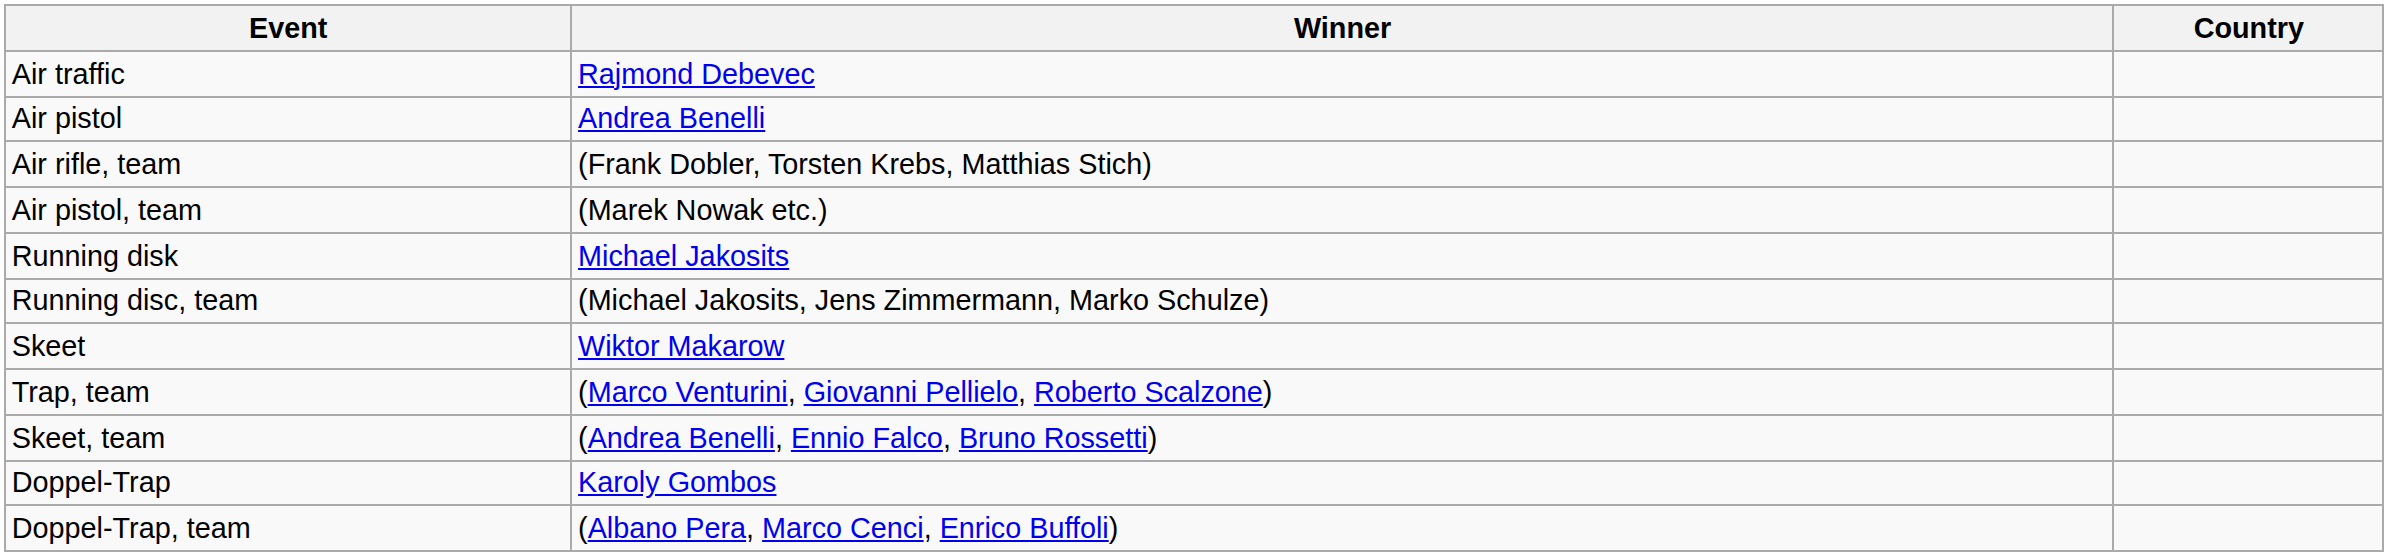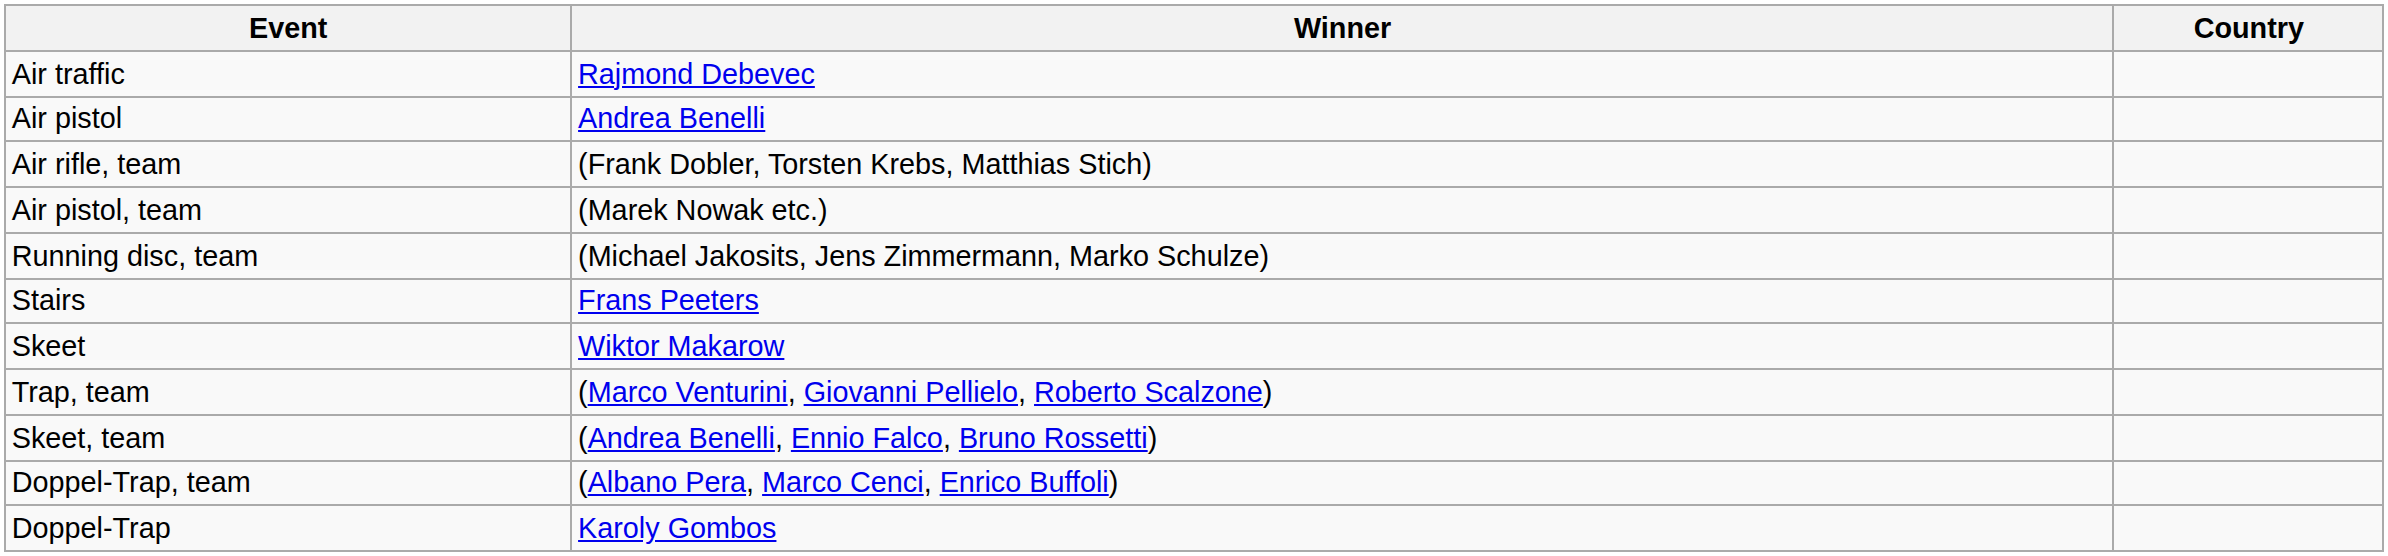- row: (95, 256)
+ row: (49, 301)
rows swapped: (91, 483) <-> (131, 529)
